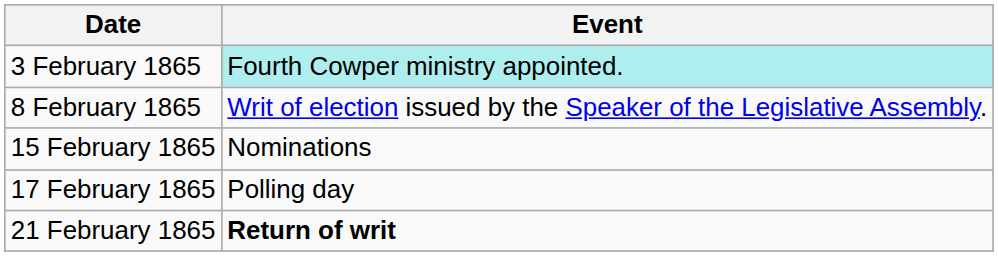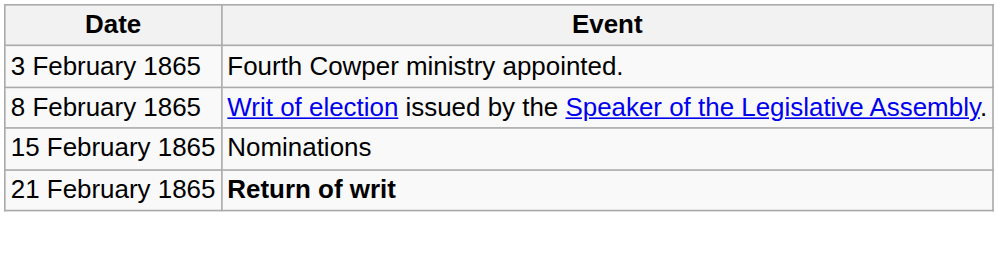(425, 66) paleturquoise background -> (425, 66) no background
- row: (113, 189)
